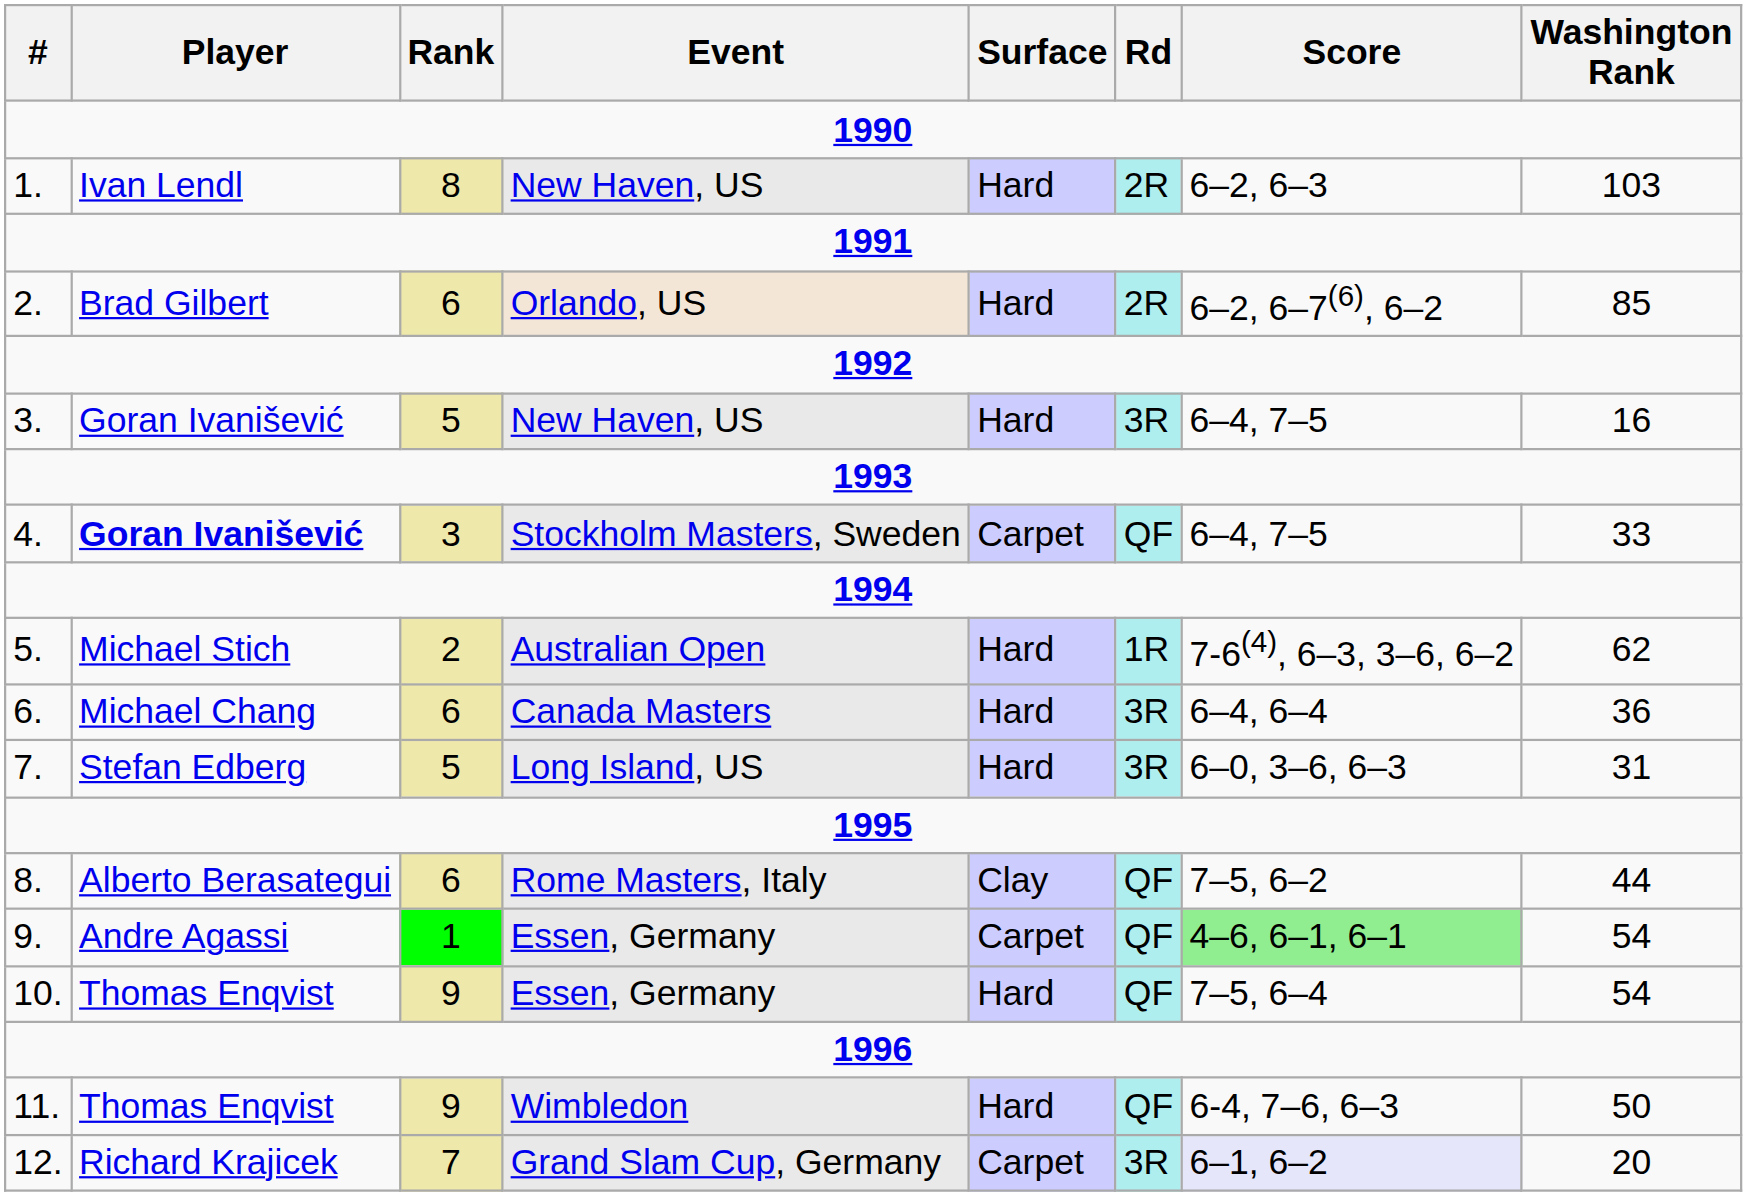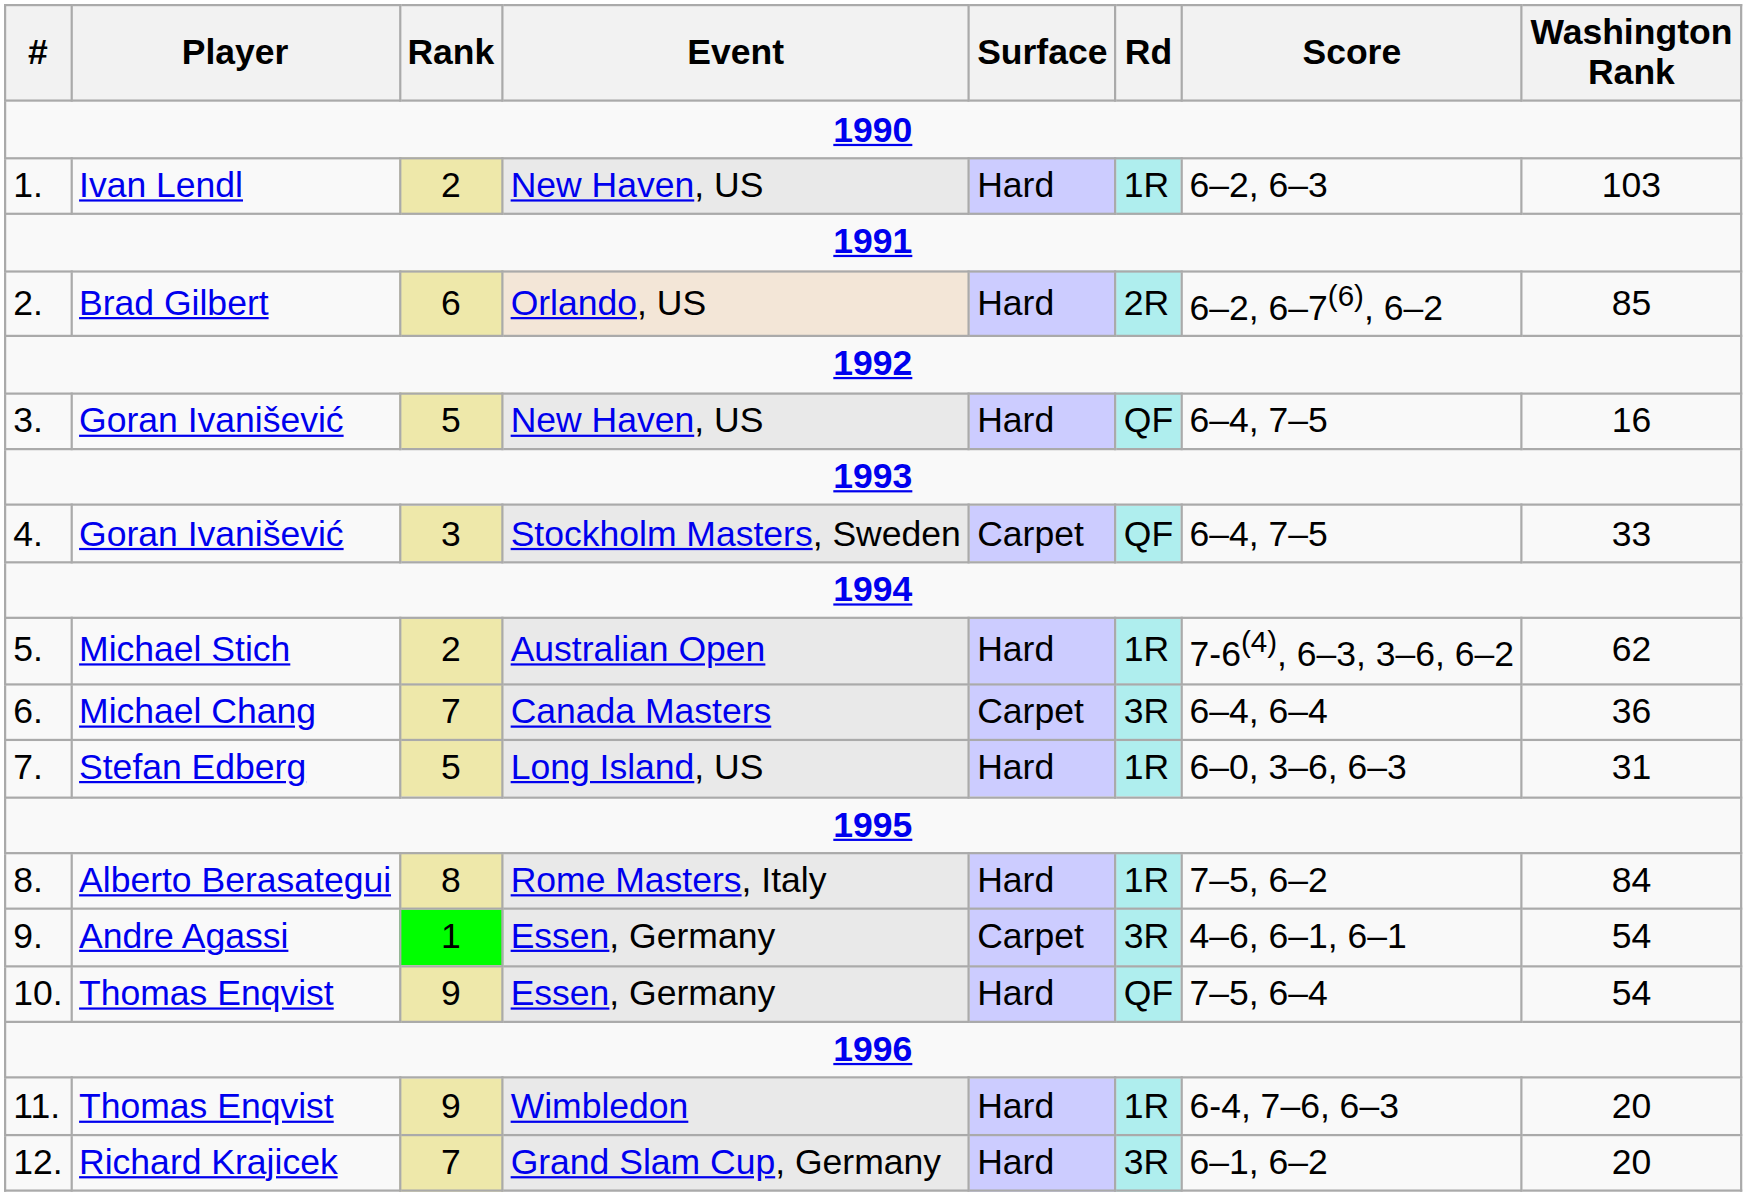(451, 185) 8 -> (451, 185) 2
(1147, 185) 2R -> (1147, 185) 1R
(1147, 420) 3R -> (1149, 420) QF
(221, 532) bold -> (211, 532) normal
(451, 711) 6 -> (451, 711) 7
(1016, 711) Hard -> (1030, 711) Carpet
(1147, 767) 3R -> (1147, 767) 1R
(451, 880) 6 -> (451, 880) 8
(1013, 880) Clay -> (1016, 880) Hard
(1149, 880) QF -> (1147, 880) 1R
(1631, 880) 44 -> (1631, 880) 84
(1149, 936) QF -> (1147, 936) 3R
(1298, 936) lightgreen background -> (1298, 936) no background
(1149, 1105) QF -> (1147, 1105) 1R
(1631, 1105) 50 -> (1631, 1105) 20
(1030, 1162) Carpet -> (1016, 1162) Hard
(1259, 1162) lavender background -> (1259, 1162) no background
